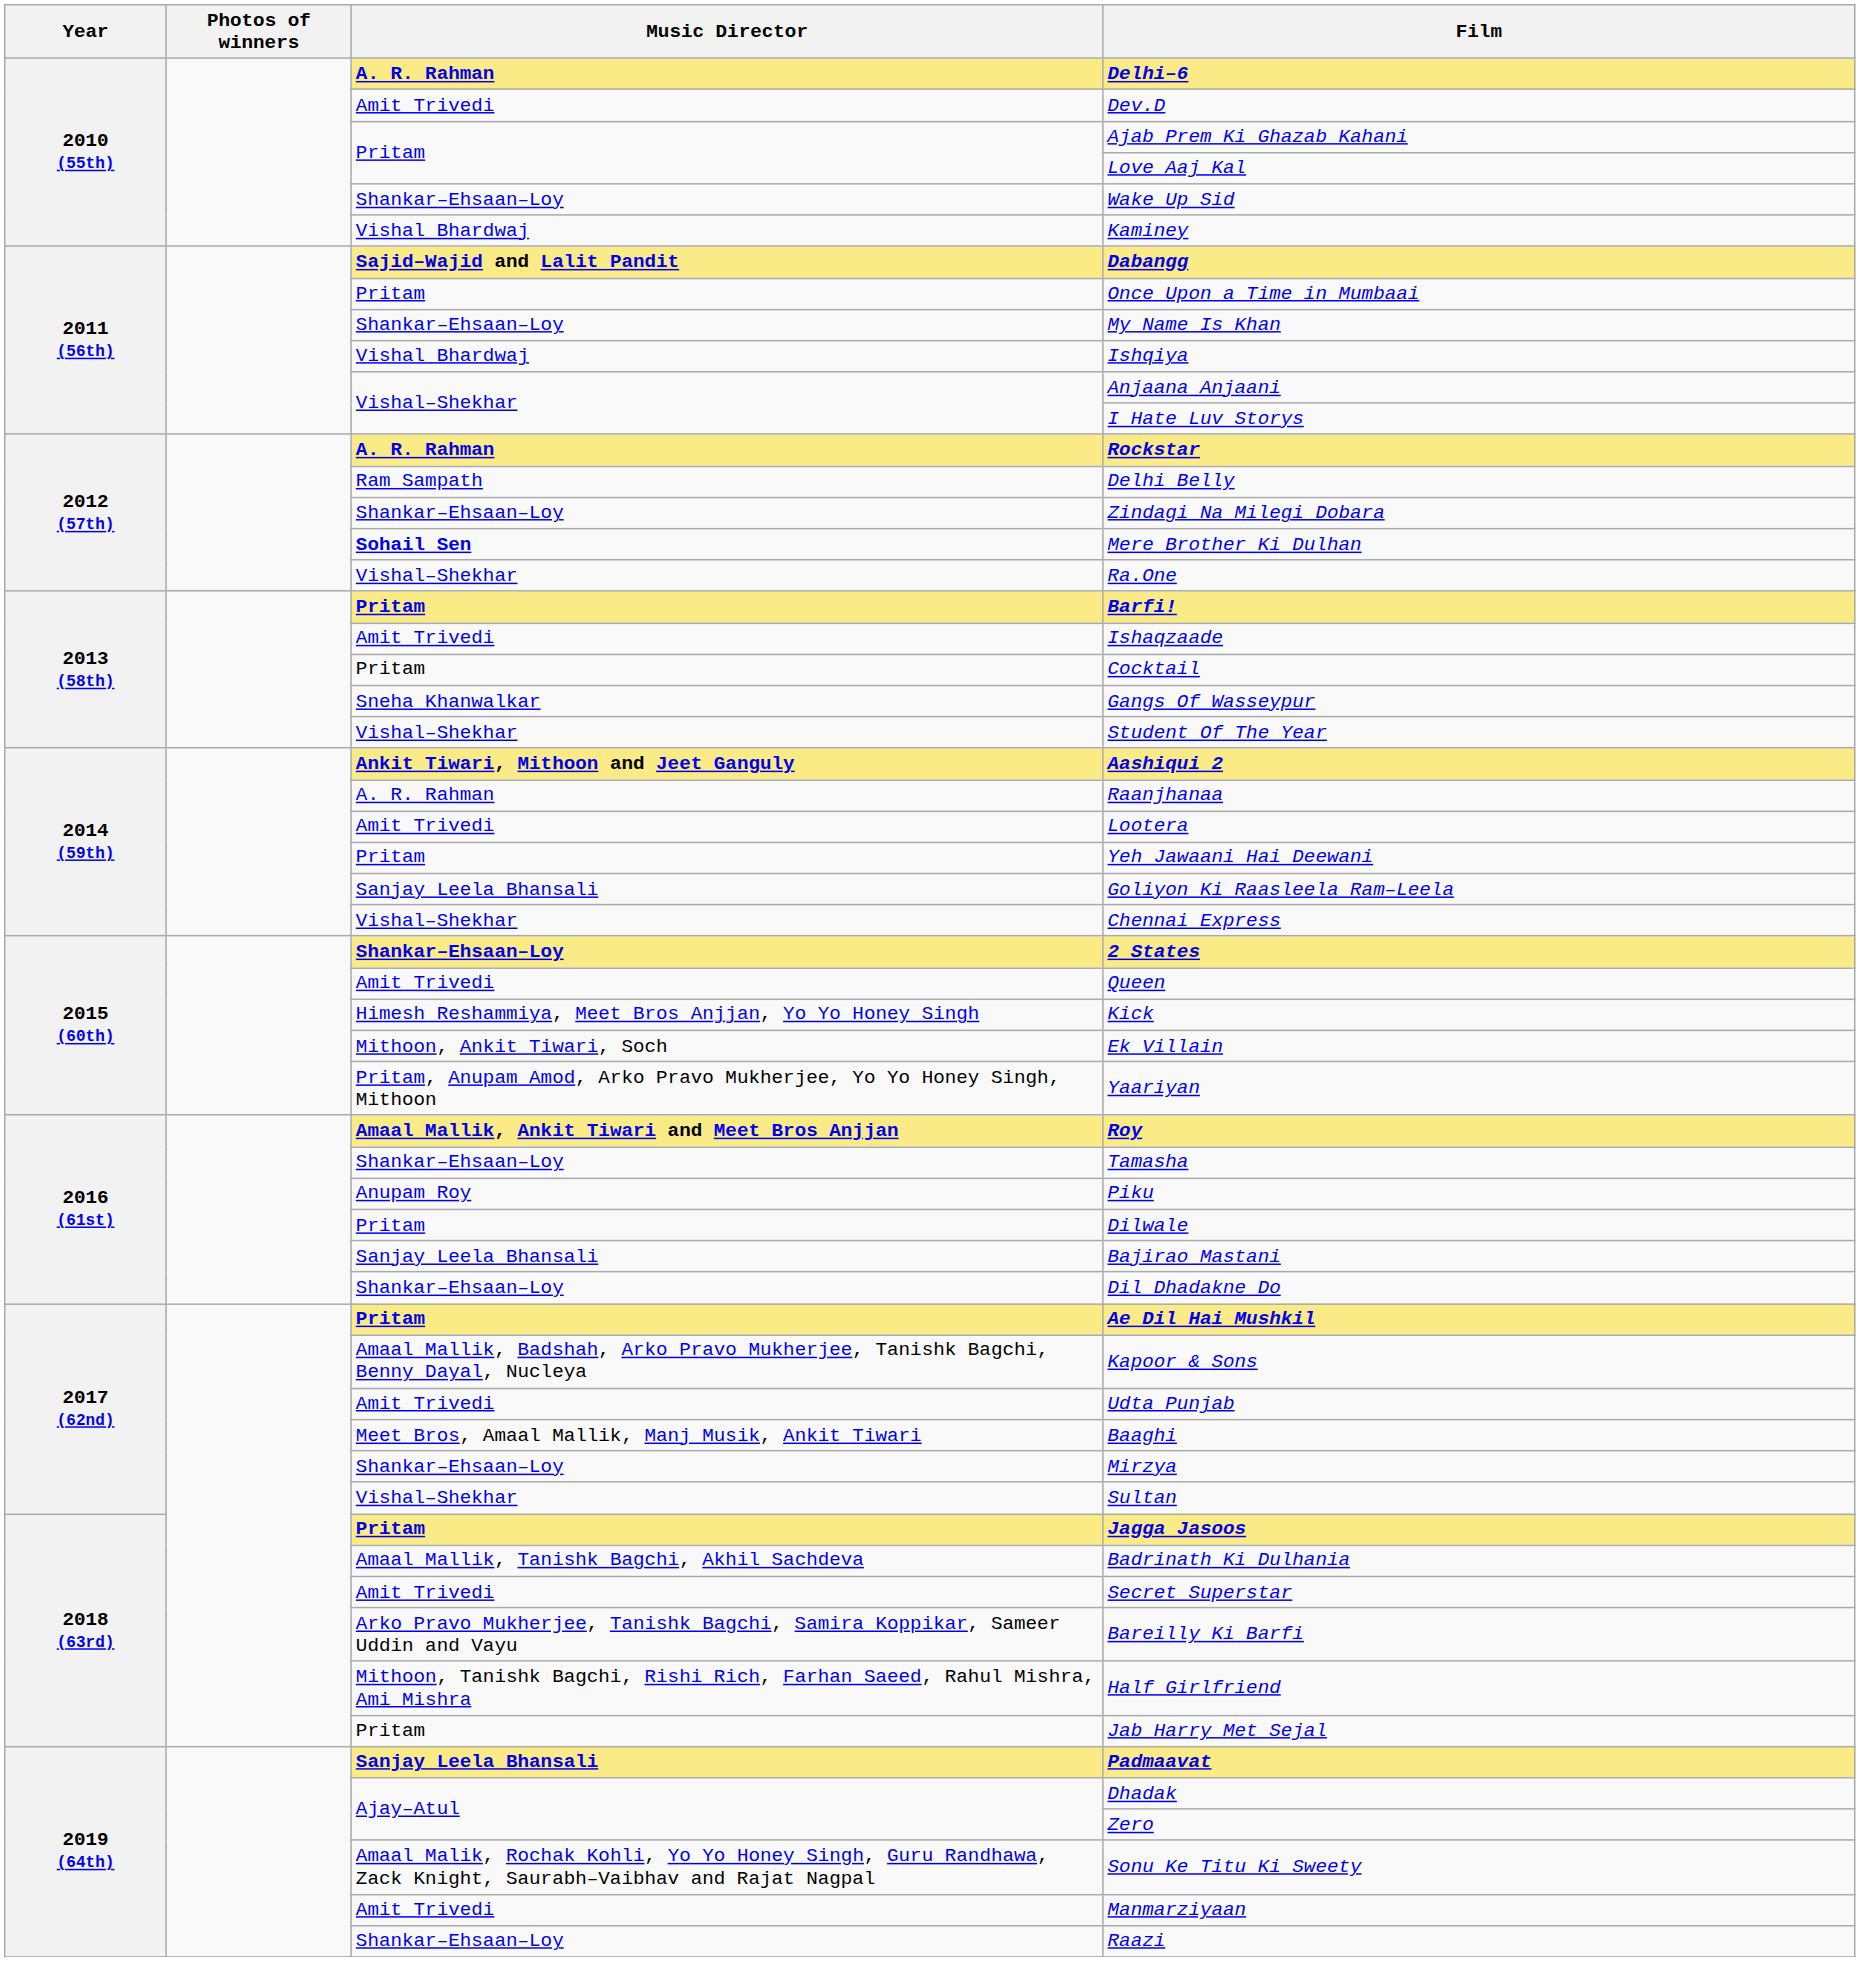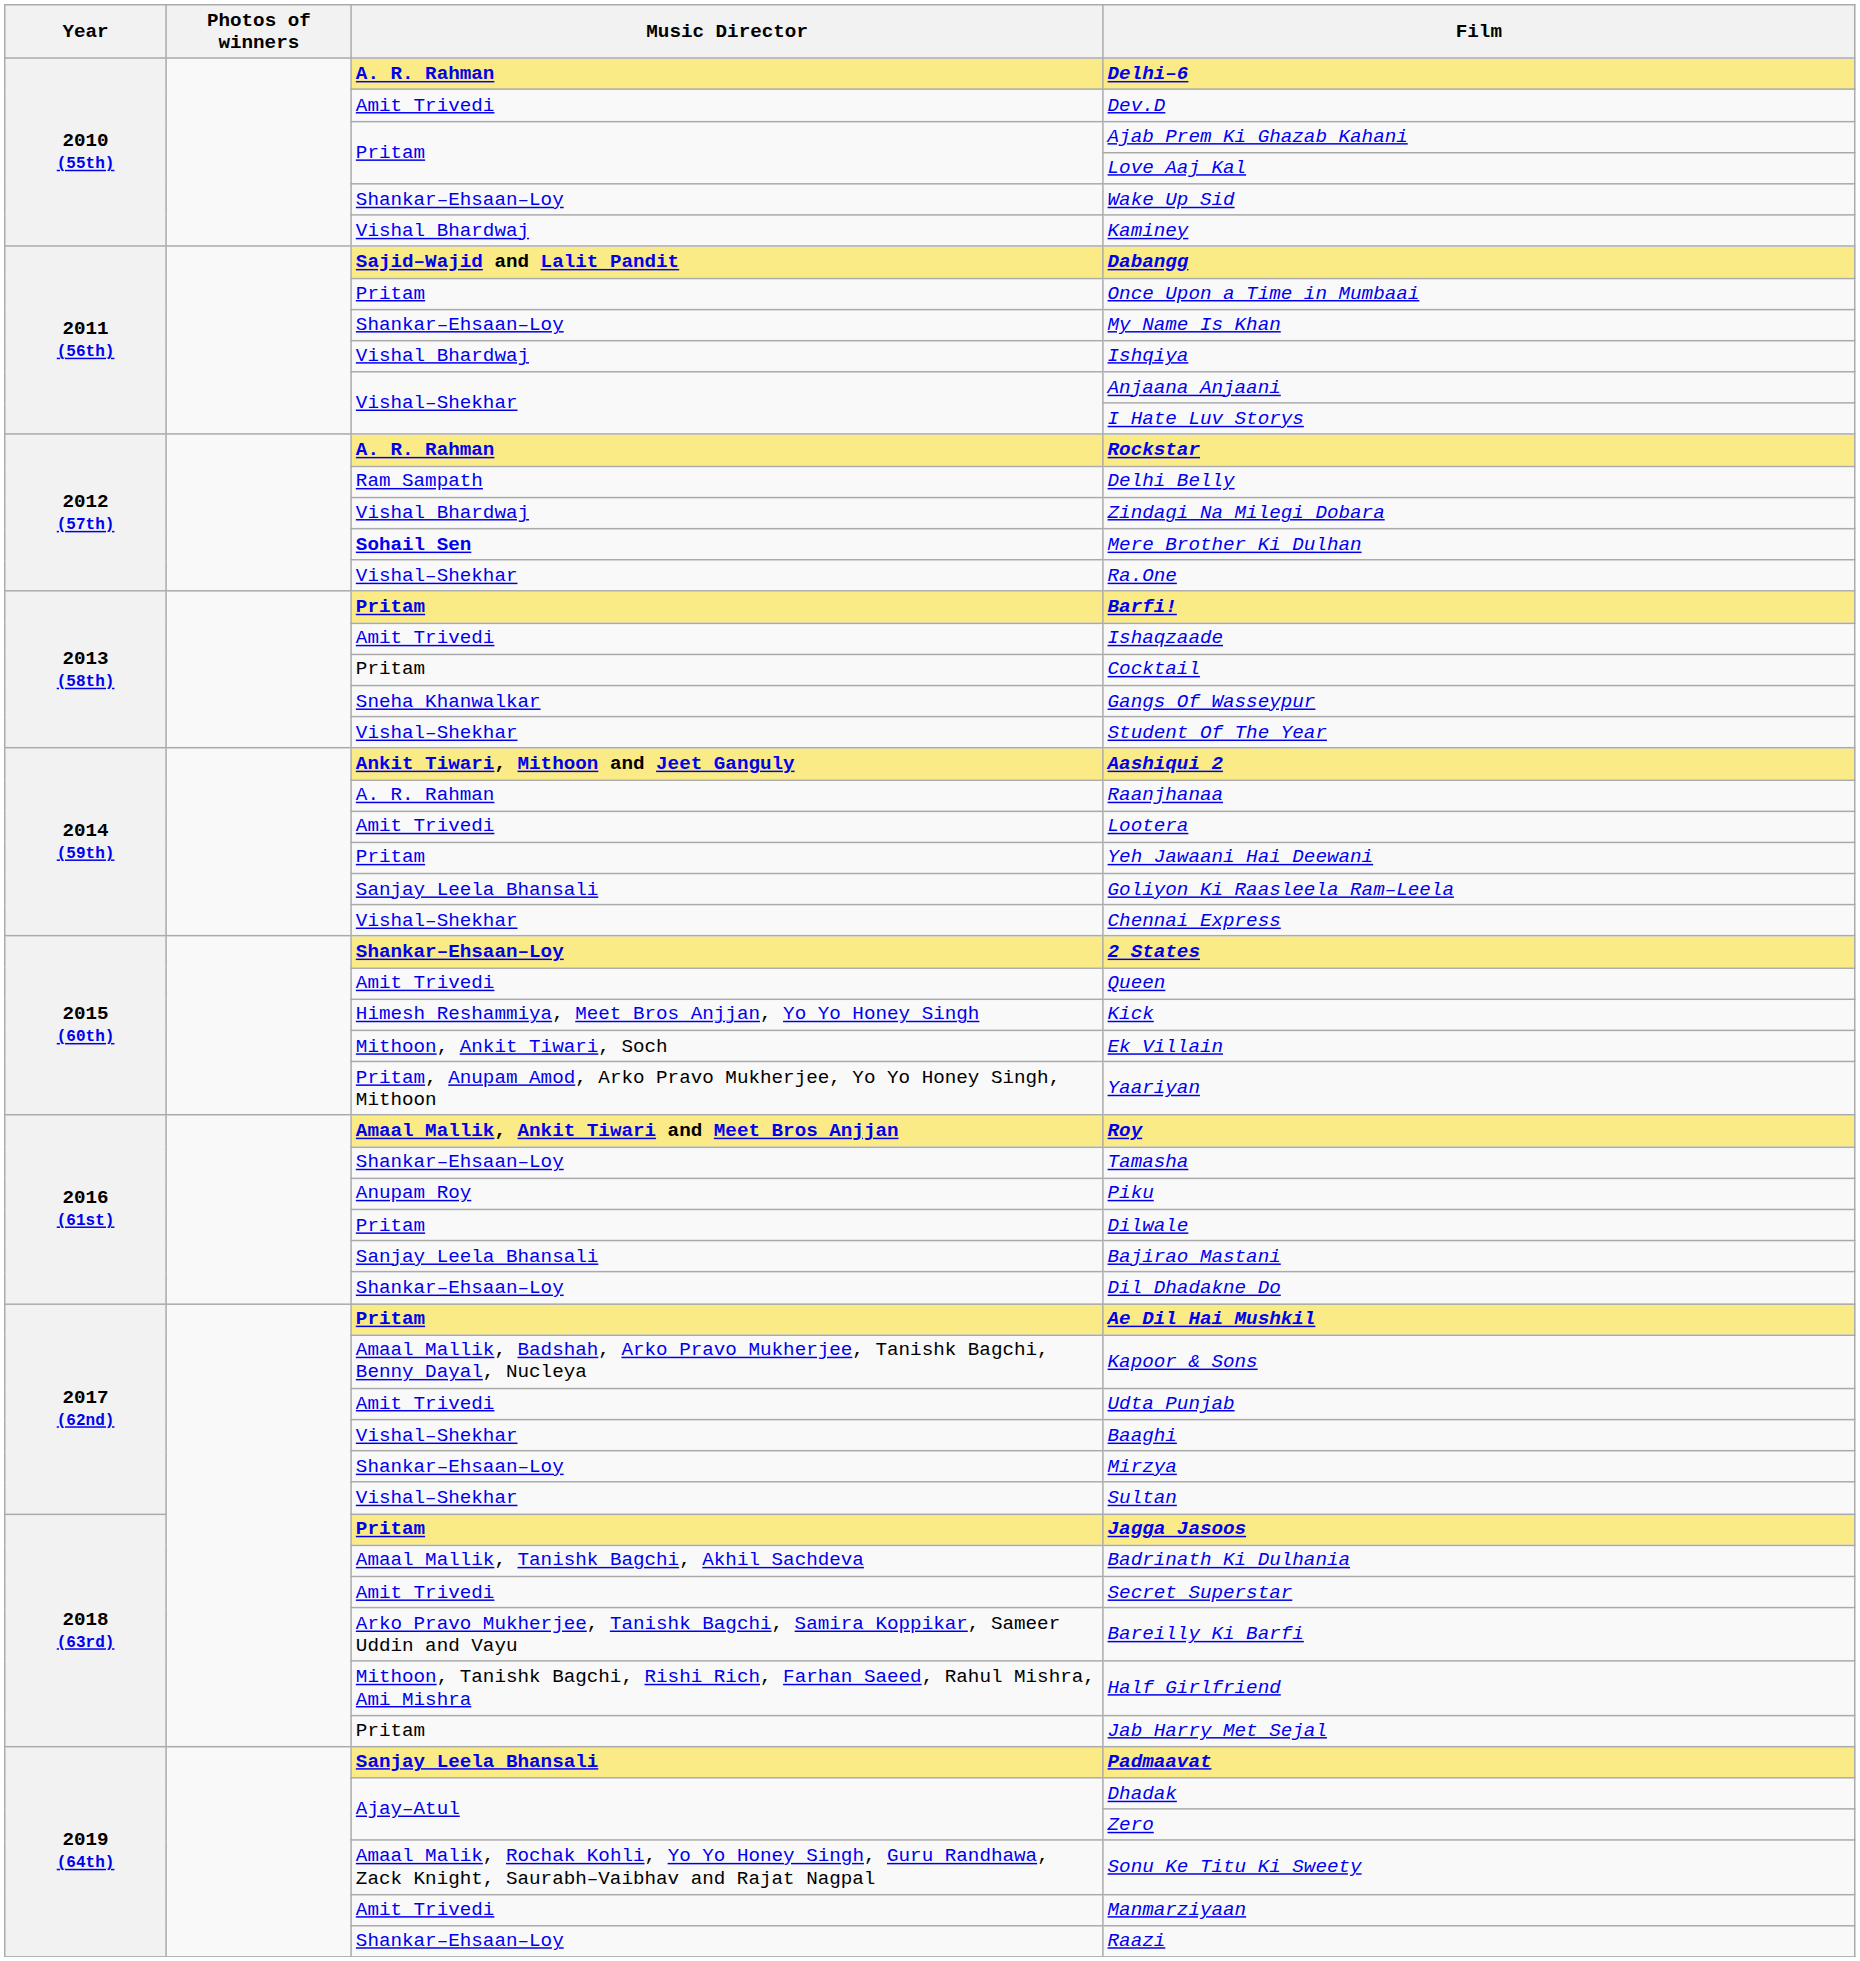(460, 513) Shankar–Ehsaan–Loy -> (442, 513) Vishal Bhardwaj
(639, 1435) Meet Bros, Amaal Mallik, Manj Musik, Ankit Tiwari -> (437, 1435) Vishal–Shekhar
